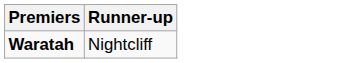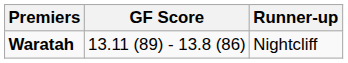+ column: (167, 17)
